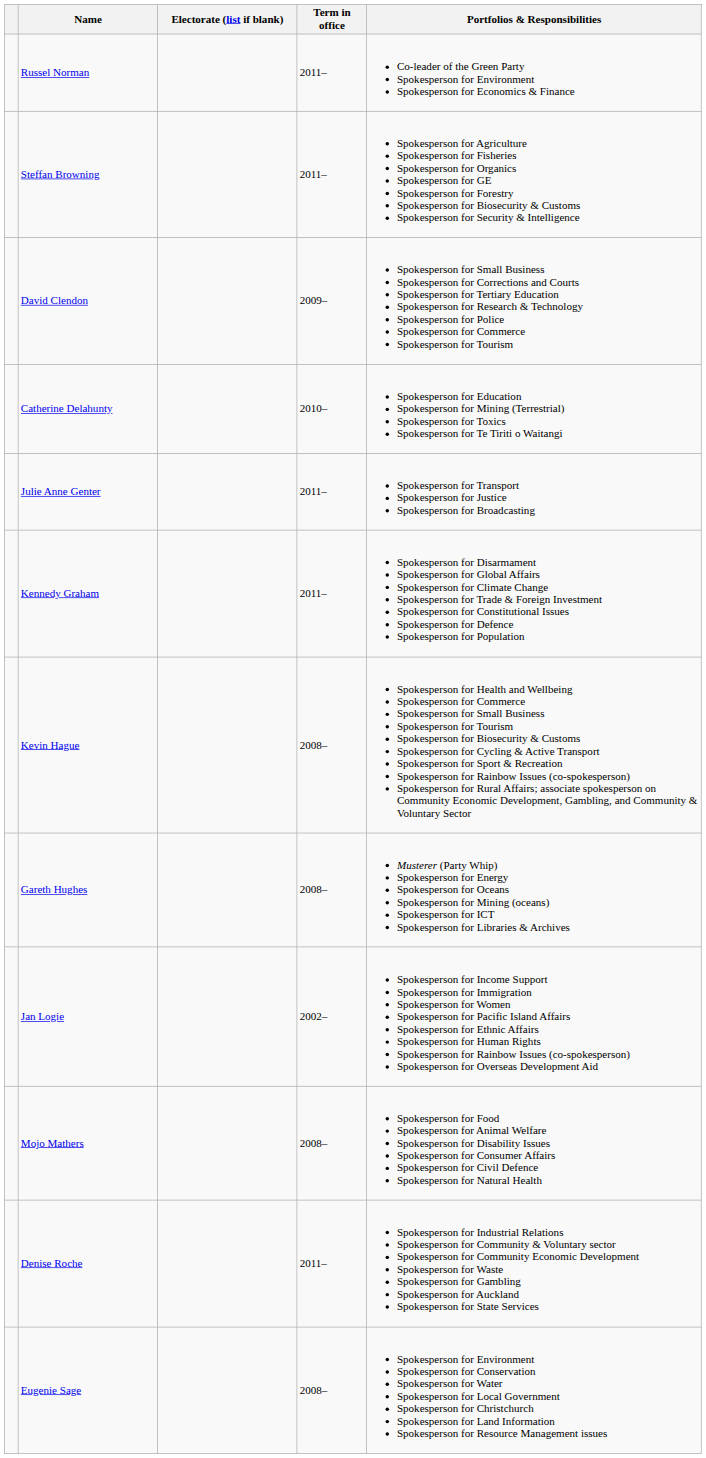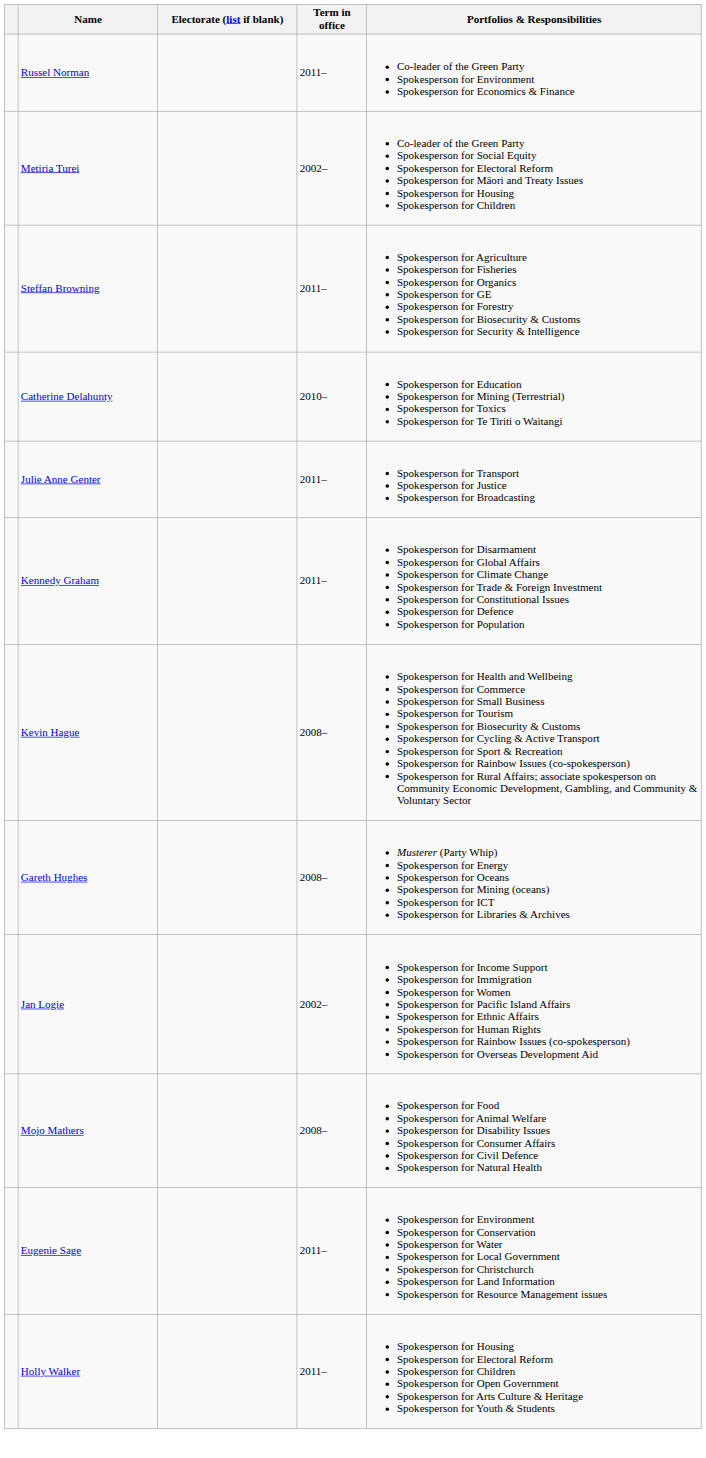+ row: (50, 168)
- row: (54, 301)
- row: (52, 1263)
(313, 1390) 2008– -> (313, 1251) 2011–
+ row: (50, 1371)
